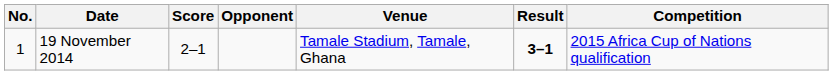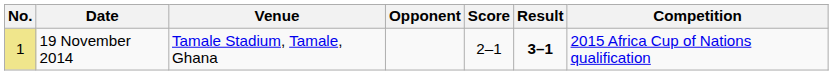columns swapped: (405, 16) <-> (193, 16)
(20, 49) no background -> (20, 49) khaki background
